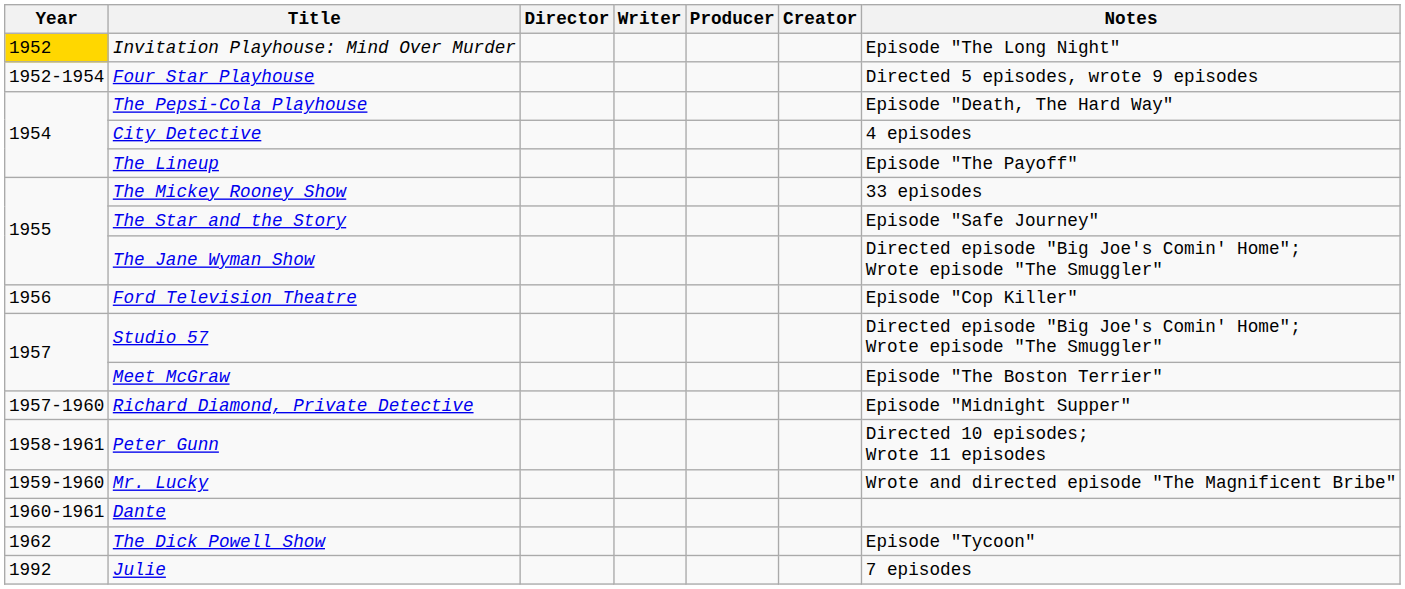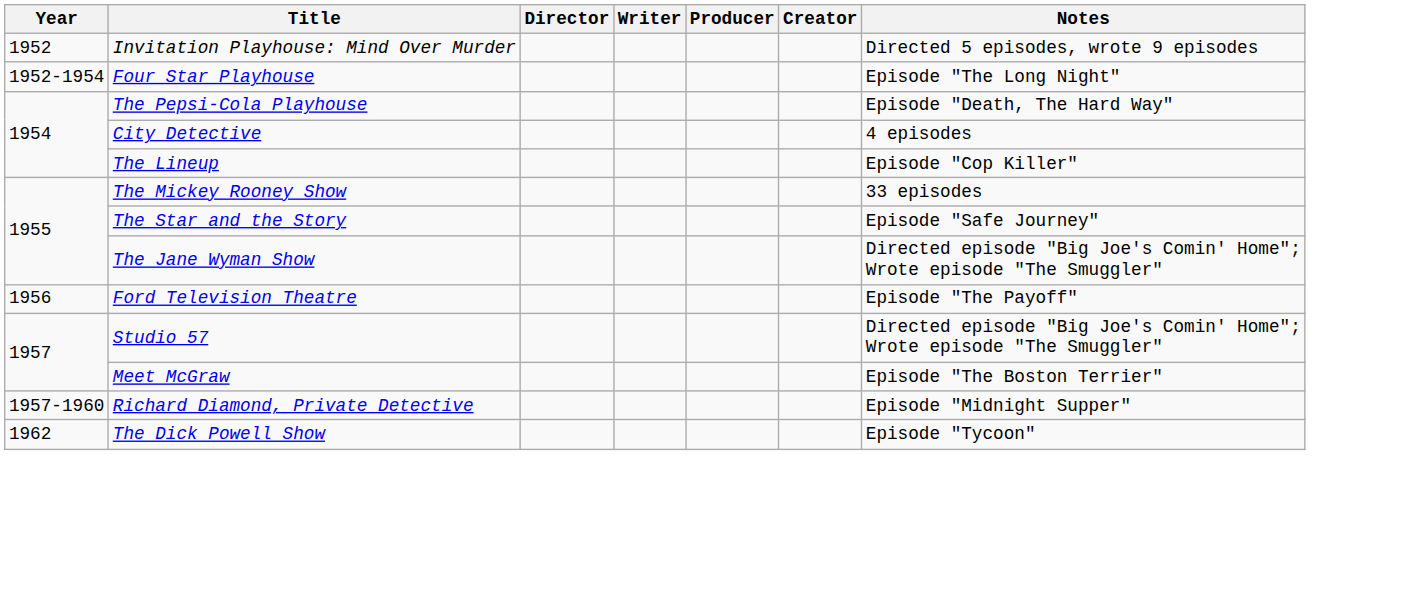(30, 48) gold background -> (30, 48) no background
(993, 48) Episode "The Long Night" -> (1062, 48) Directed 5 episodes, wrote 9 episodes
(1062, 77) Directed 5 episodes, wrote 9 episodes -> (993, 77) Episode "The Long Night"
(972, 163) Episode "The Payoff" -> (972, 163) Episode "Cop Killer"
(972, 299) Episode "Cop Killer" -> (972, 299) Episode "The Payoff"
- row: (166, 445)
- row: (161, 484)
- row: (139, 513)
- row: (139, 570)
